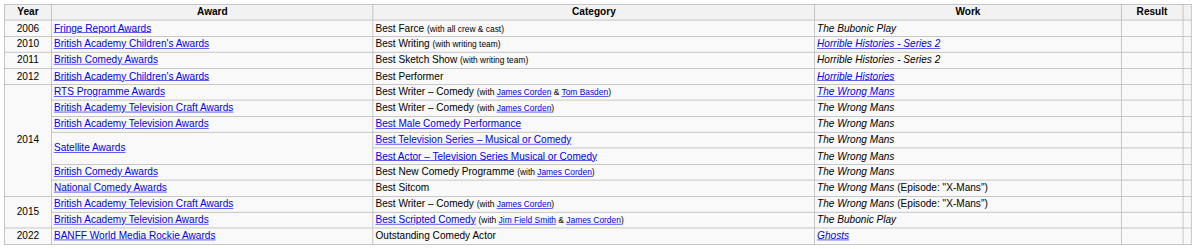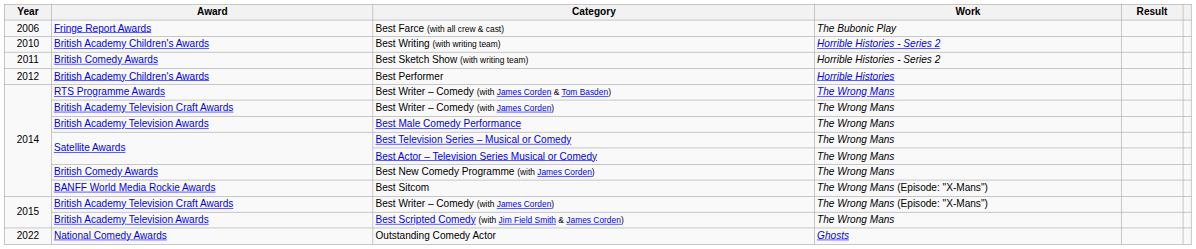(110, 188) National Comedy Awards -> (135, 188) BANFF World Media Rockie Awards
(857, 220) The Bubonic Play -> (856, 220) The Wrong Mans
(135, 236) BANFF World Media Rockie Awards -> (110, 236) National Comedy Awards
